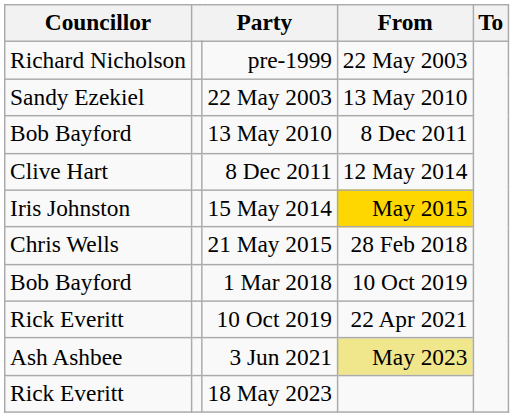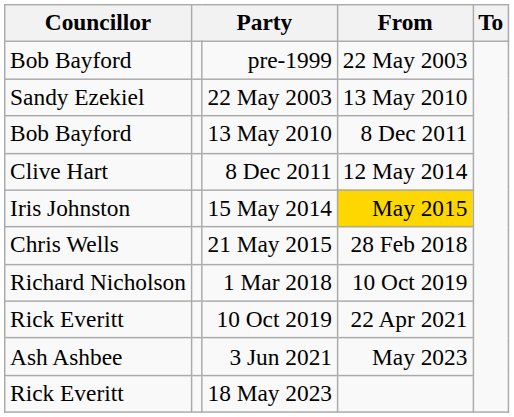(98, 60) Richard Nicholson -> (71, 60) Bob Bayford
(71, 282) Bob Bayford -> (98, 282) Richard Nicholson
(420, 356) khaki background -> (420, 356) no background
